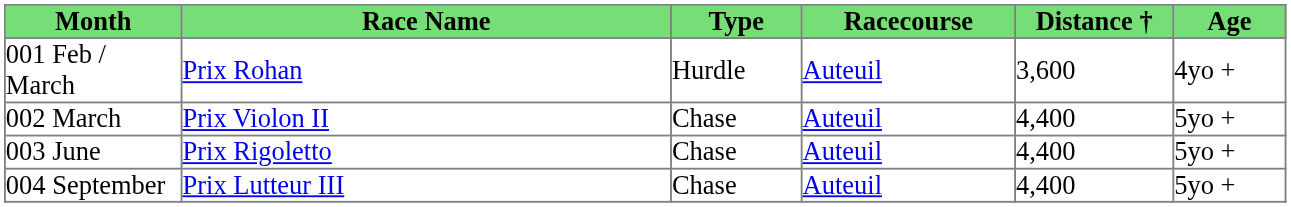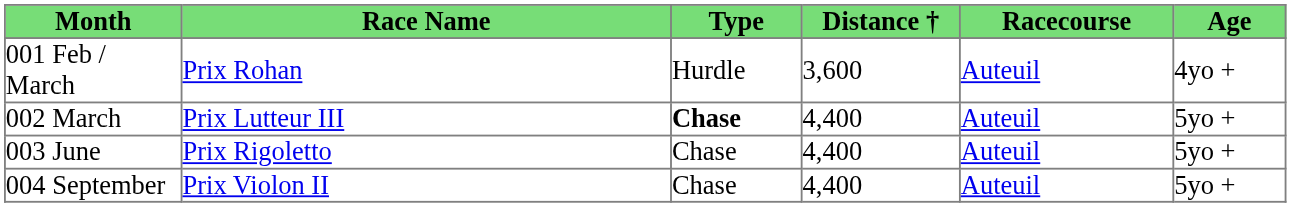columns swapped: (908, 21) <-> (1094, 21)
(256, 118) Prix Violon II -> (263, 118) Prix Lutteur III
(704, 118) normal -> (707, 118) bold
(263, 184) Prix Lutteur III -> (256, 184) Prix Violon II
